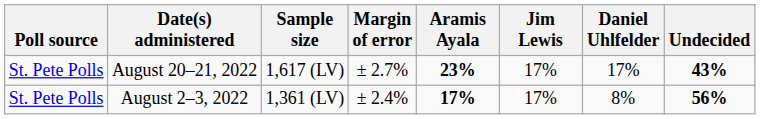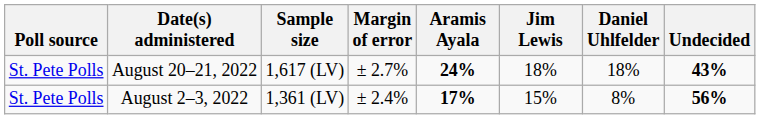(458, 70) 23% -> (458, 70) 24%
(540, 70) 17% -> (540, 70) 18%
(623, 70) 17% -> (623, 70) 18%
(540, 99) 17% -> (540, 99) 15%
